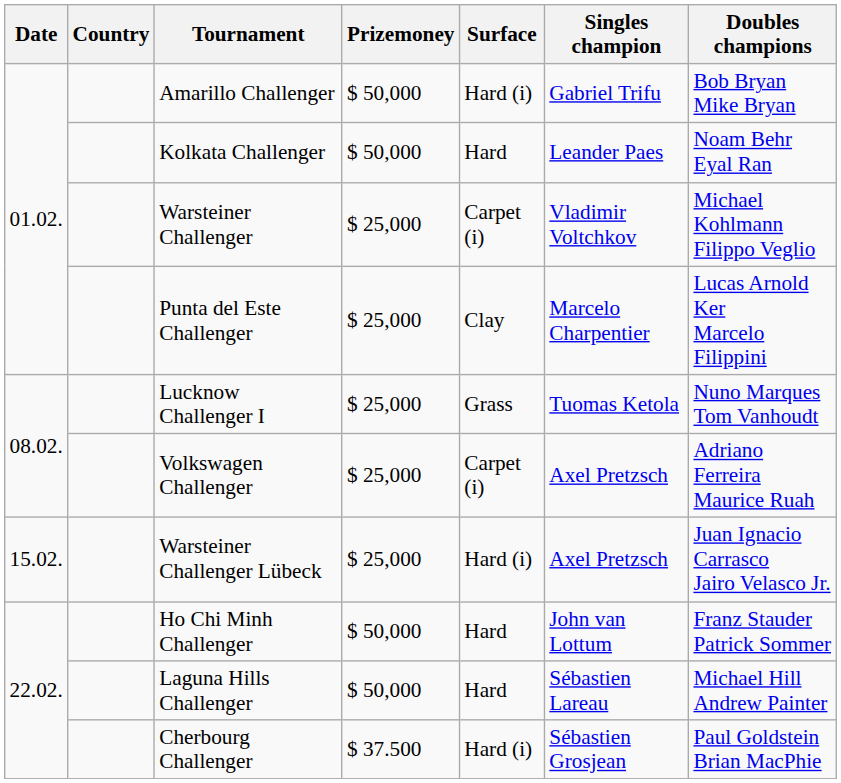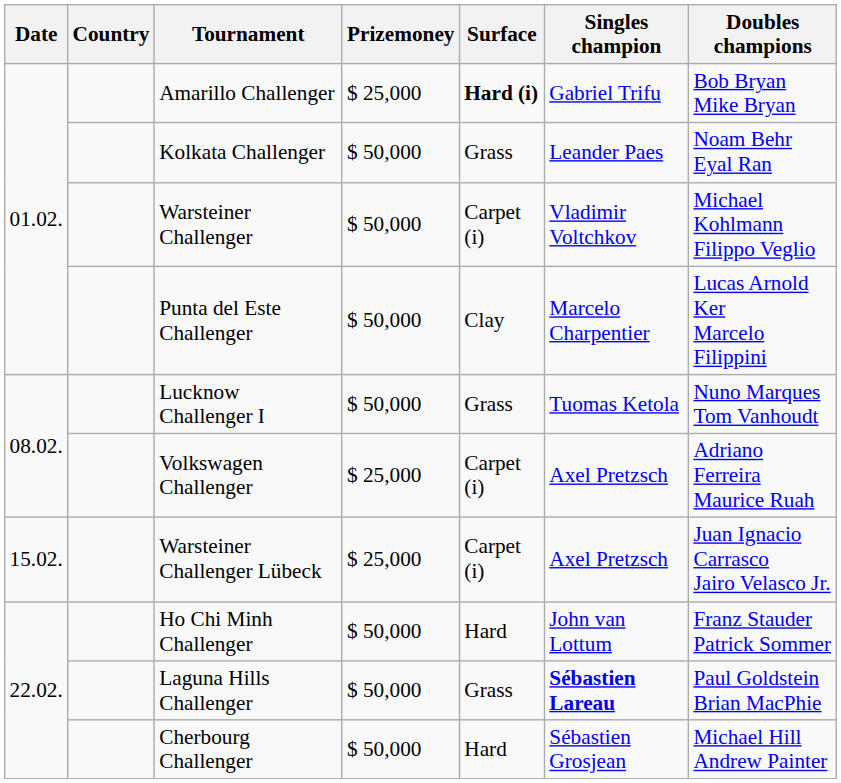(384, 92) $ 50,000 -> (384, 92) $ 25,000
(498, 92) normal -> (501, 92) bold
(486, 151) Hard -> (489, 151) Grass
(384, 223) $ 25,000 -> (384, 223) $ 50,000
(384, 319) $ 25,000 -> (384, 319) $ 50,000
(384, 403) $ 25,000 -> (384, 403) $ 50,000
(498, 558) Hard (i) -> (493, 558) Carpet (i)
(486, 689) Hard -> (489, 689) Grass
(590, 689) normal -> (592, 689) bold
(760, 689) Michael Hill Andrew Painter -> (758, 689) Paul Goldstein Brian MacPhie
(384, 748) $ 37.500 -> (384, 748) $ 50,000
(498, 748) Hard (i) -> (486, 748) Hard
(758, 748) Paul Goldstein Brian MacPhie -> (760, 748) Michael Hill Andrew Painter
